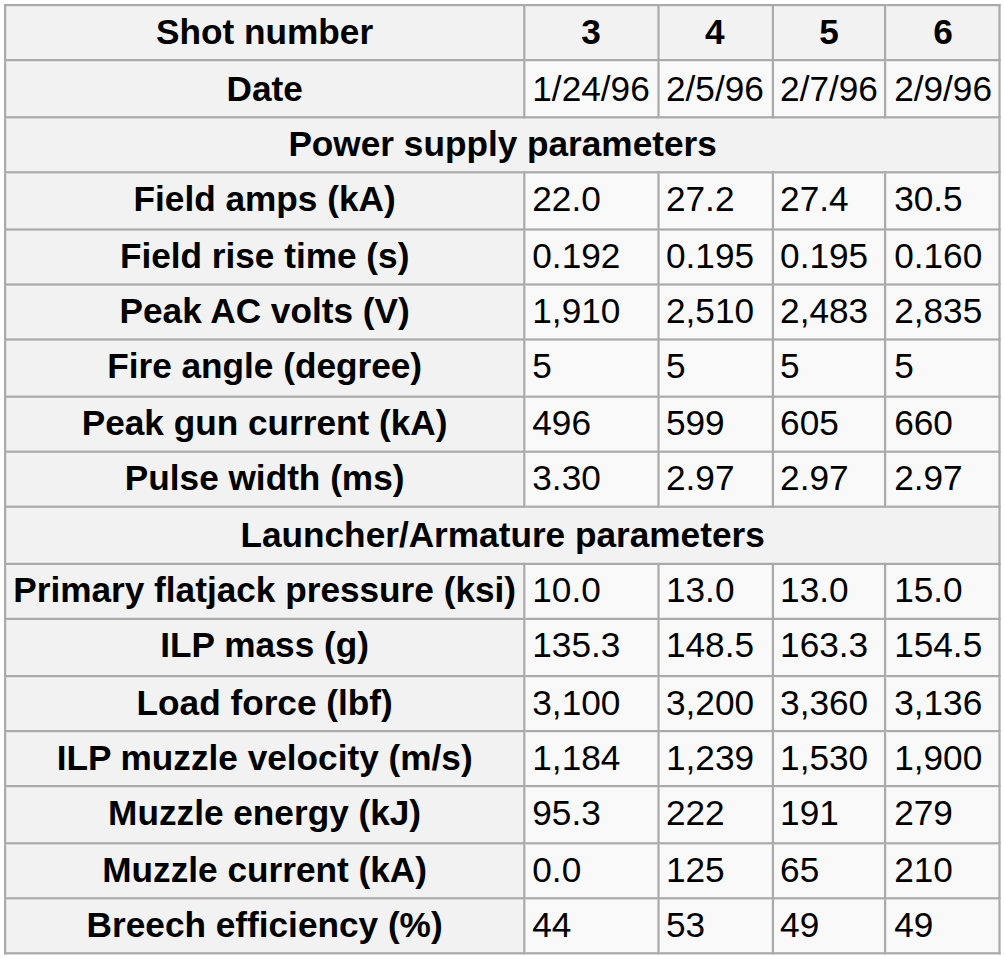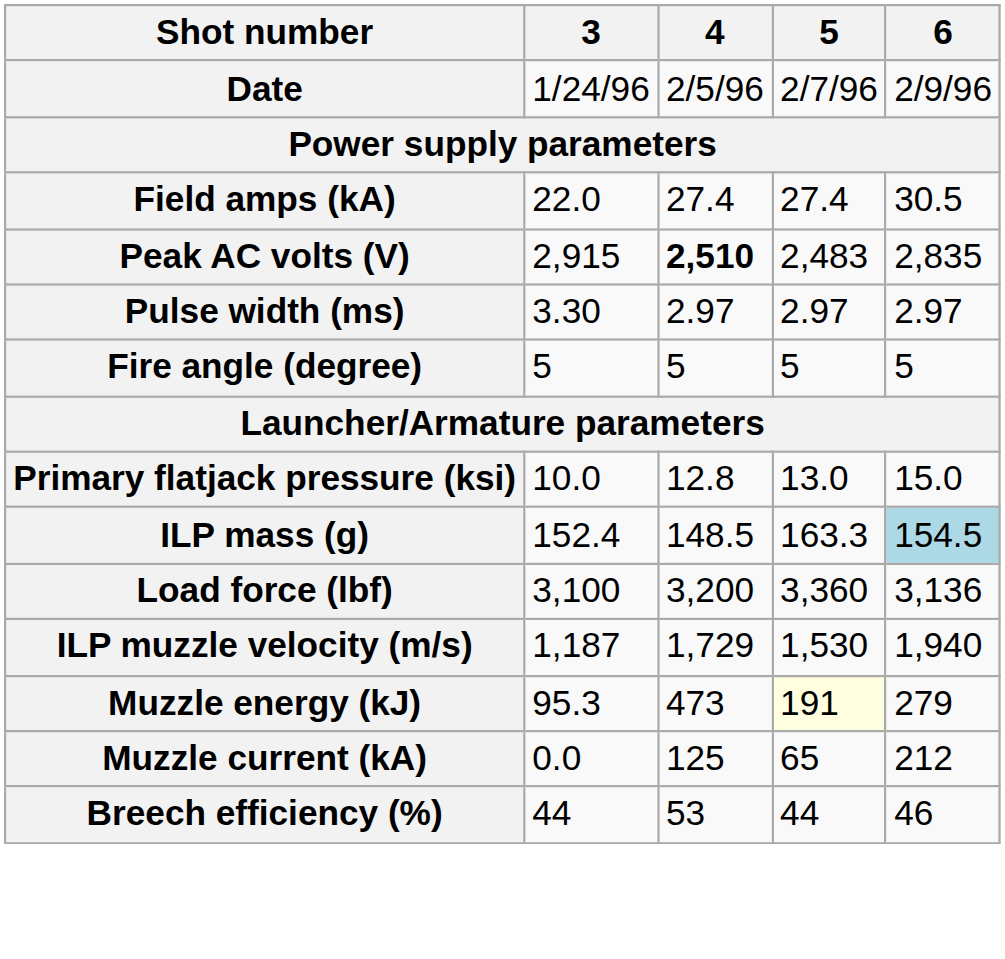(700, 199) 27.2 -> (700, 199) 27.4
- row: (265, 255)
(576, 311) 1,910 -> (576, 255) 2,915
(710, 311) normal -> (710, 255) bold
rows swapped: (265, 367) <-> (265, 479)
- row: (265, 423)
(700, 590) 13.0 -> (700, 479) 12.8
(576, 646) 135.3 -> (576, 534) 152.4
(938, 646) no background -> (938, 534) lightblue background
(576, 758) 1,184 -> (576, 646) 1,187
(710, 758) 1,239 -> (710, 646) 1,729
(938, 758) 1,900 -> (938, 646) 1,940
(695, 813) 222 -> (695, 702) 473
(809, 813) no background -> (809, 702) lightyellow background
(924, 869) 210 -> (924, 758) 212
(800, 925) 49 -> (800, 813) 44
(914, 925) 49 -> (914, 813) 46
